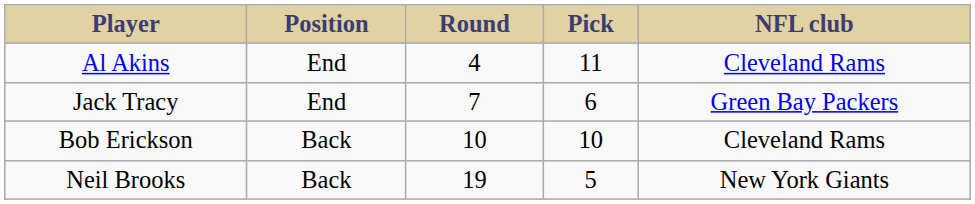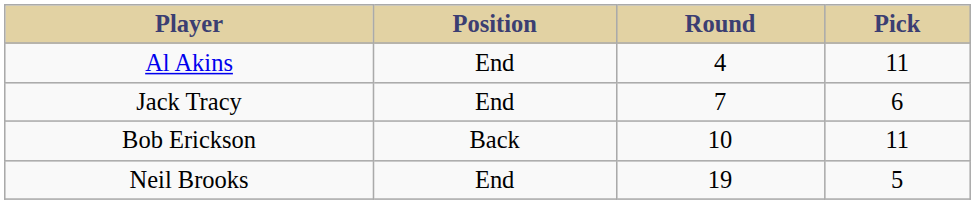- column: (804, 23)
(591, 140) 10 -> (897, 140) 11
(326, 179) Back -> (495, 179) End
